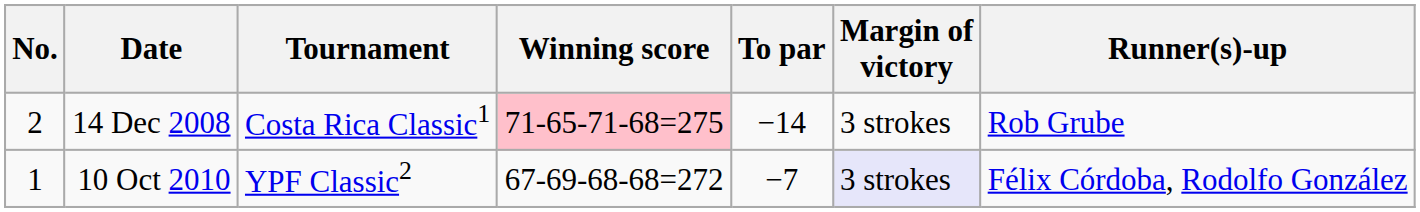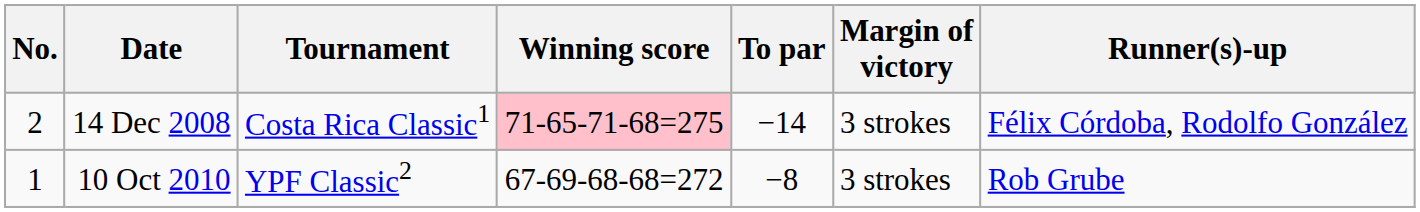(1056, 121) Rob Grube -> (1198, 121) Félix Córdoba, Rodolfo González
(782, 178) −7 -> (782, 178) −8
(895, 178) lavender background -> (895, 178) no background
(1198, 178) Félix Córdoba, Rodolfo González -> (1056, 178) Rob Grube
